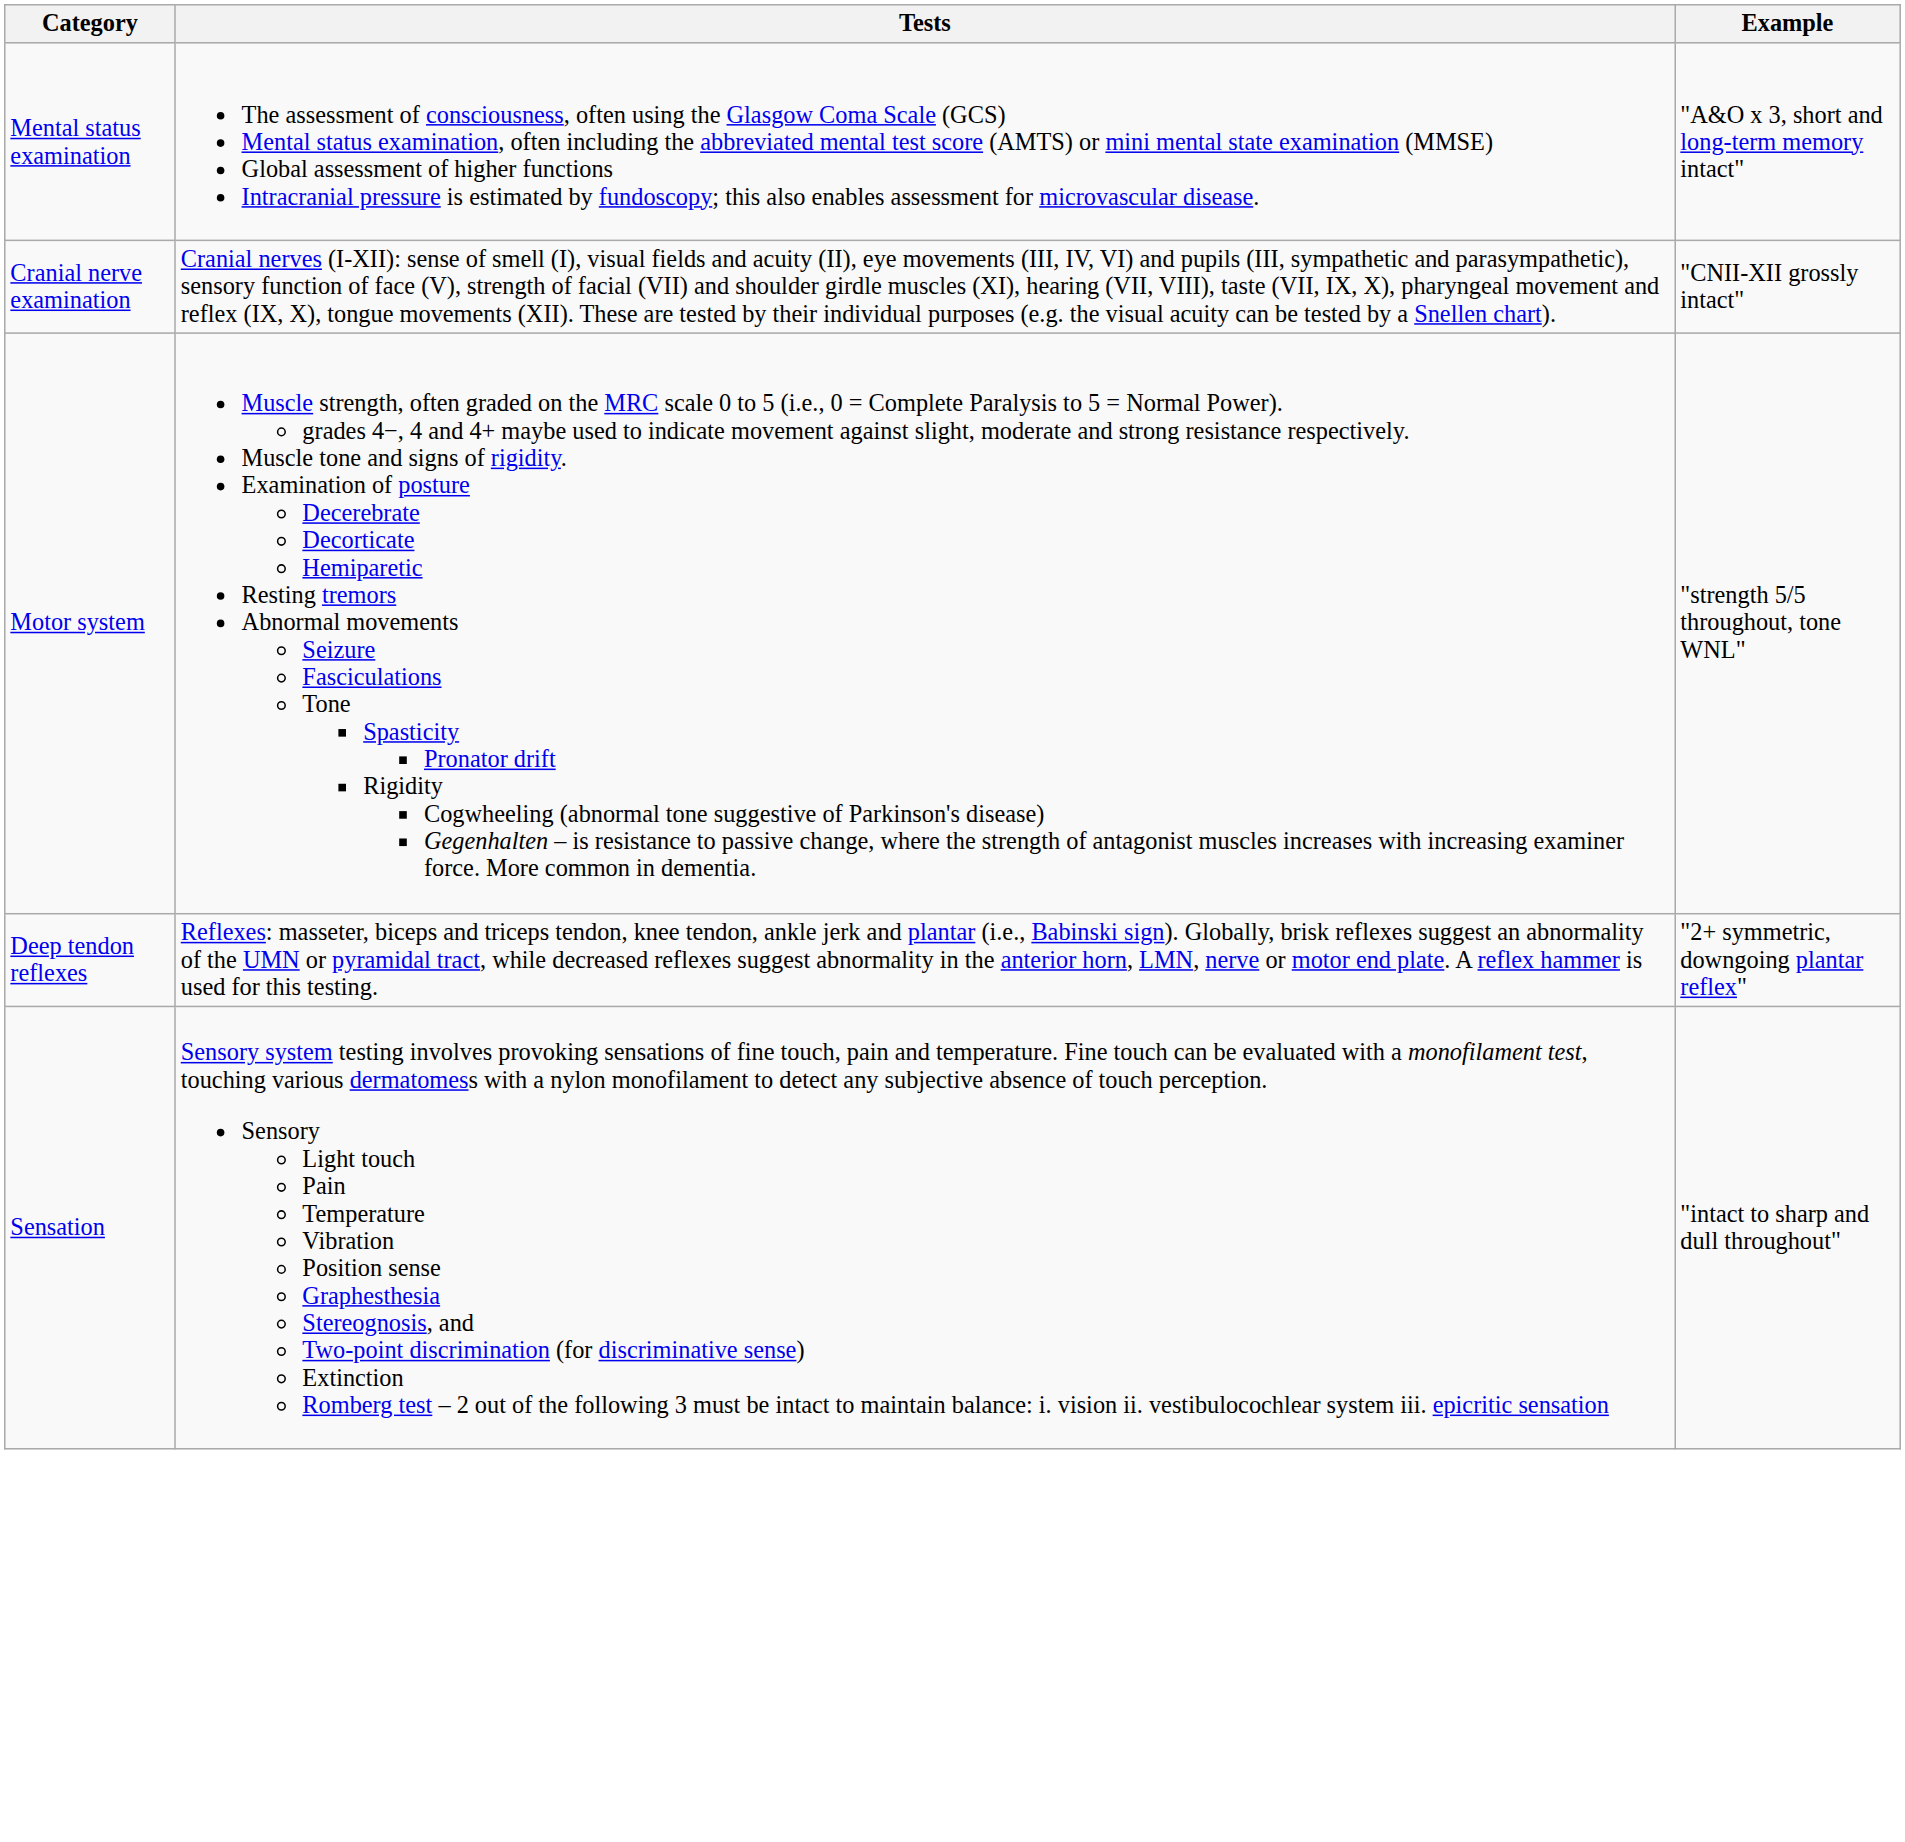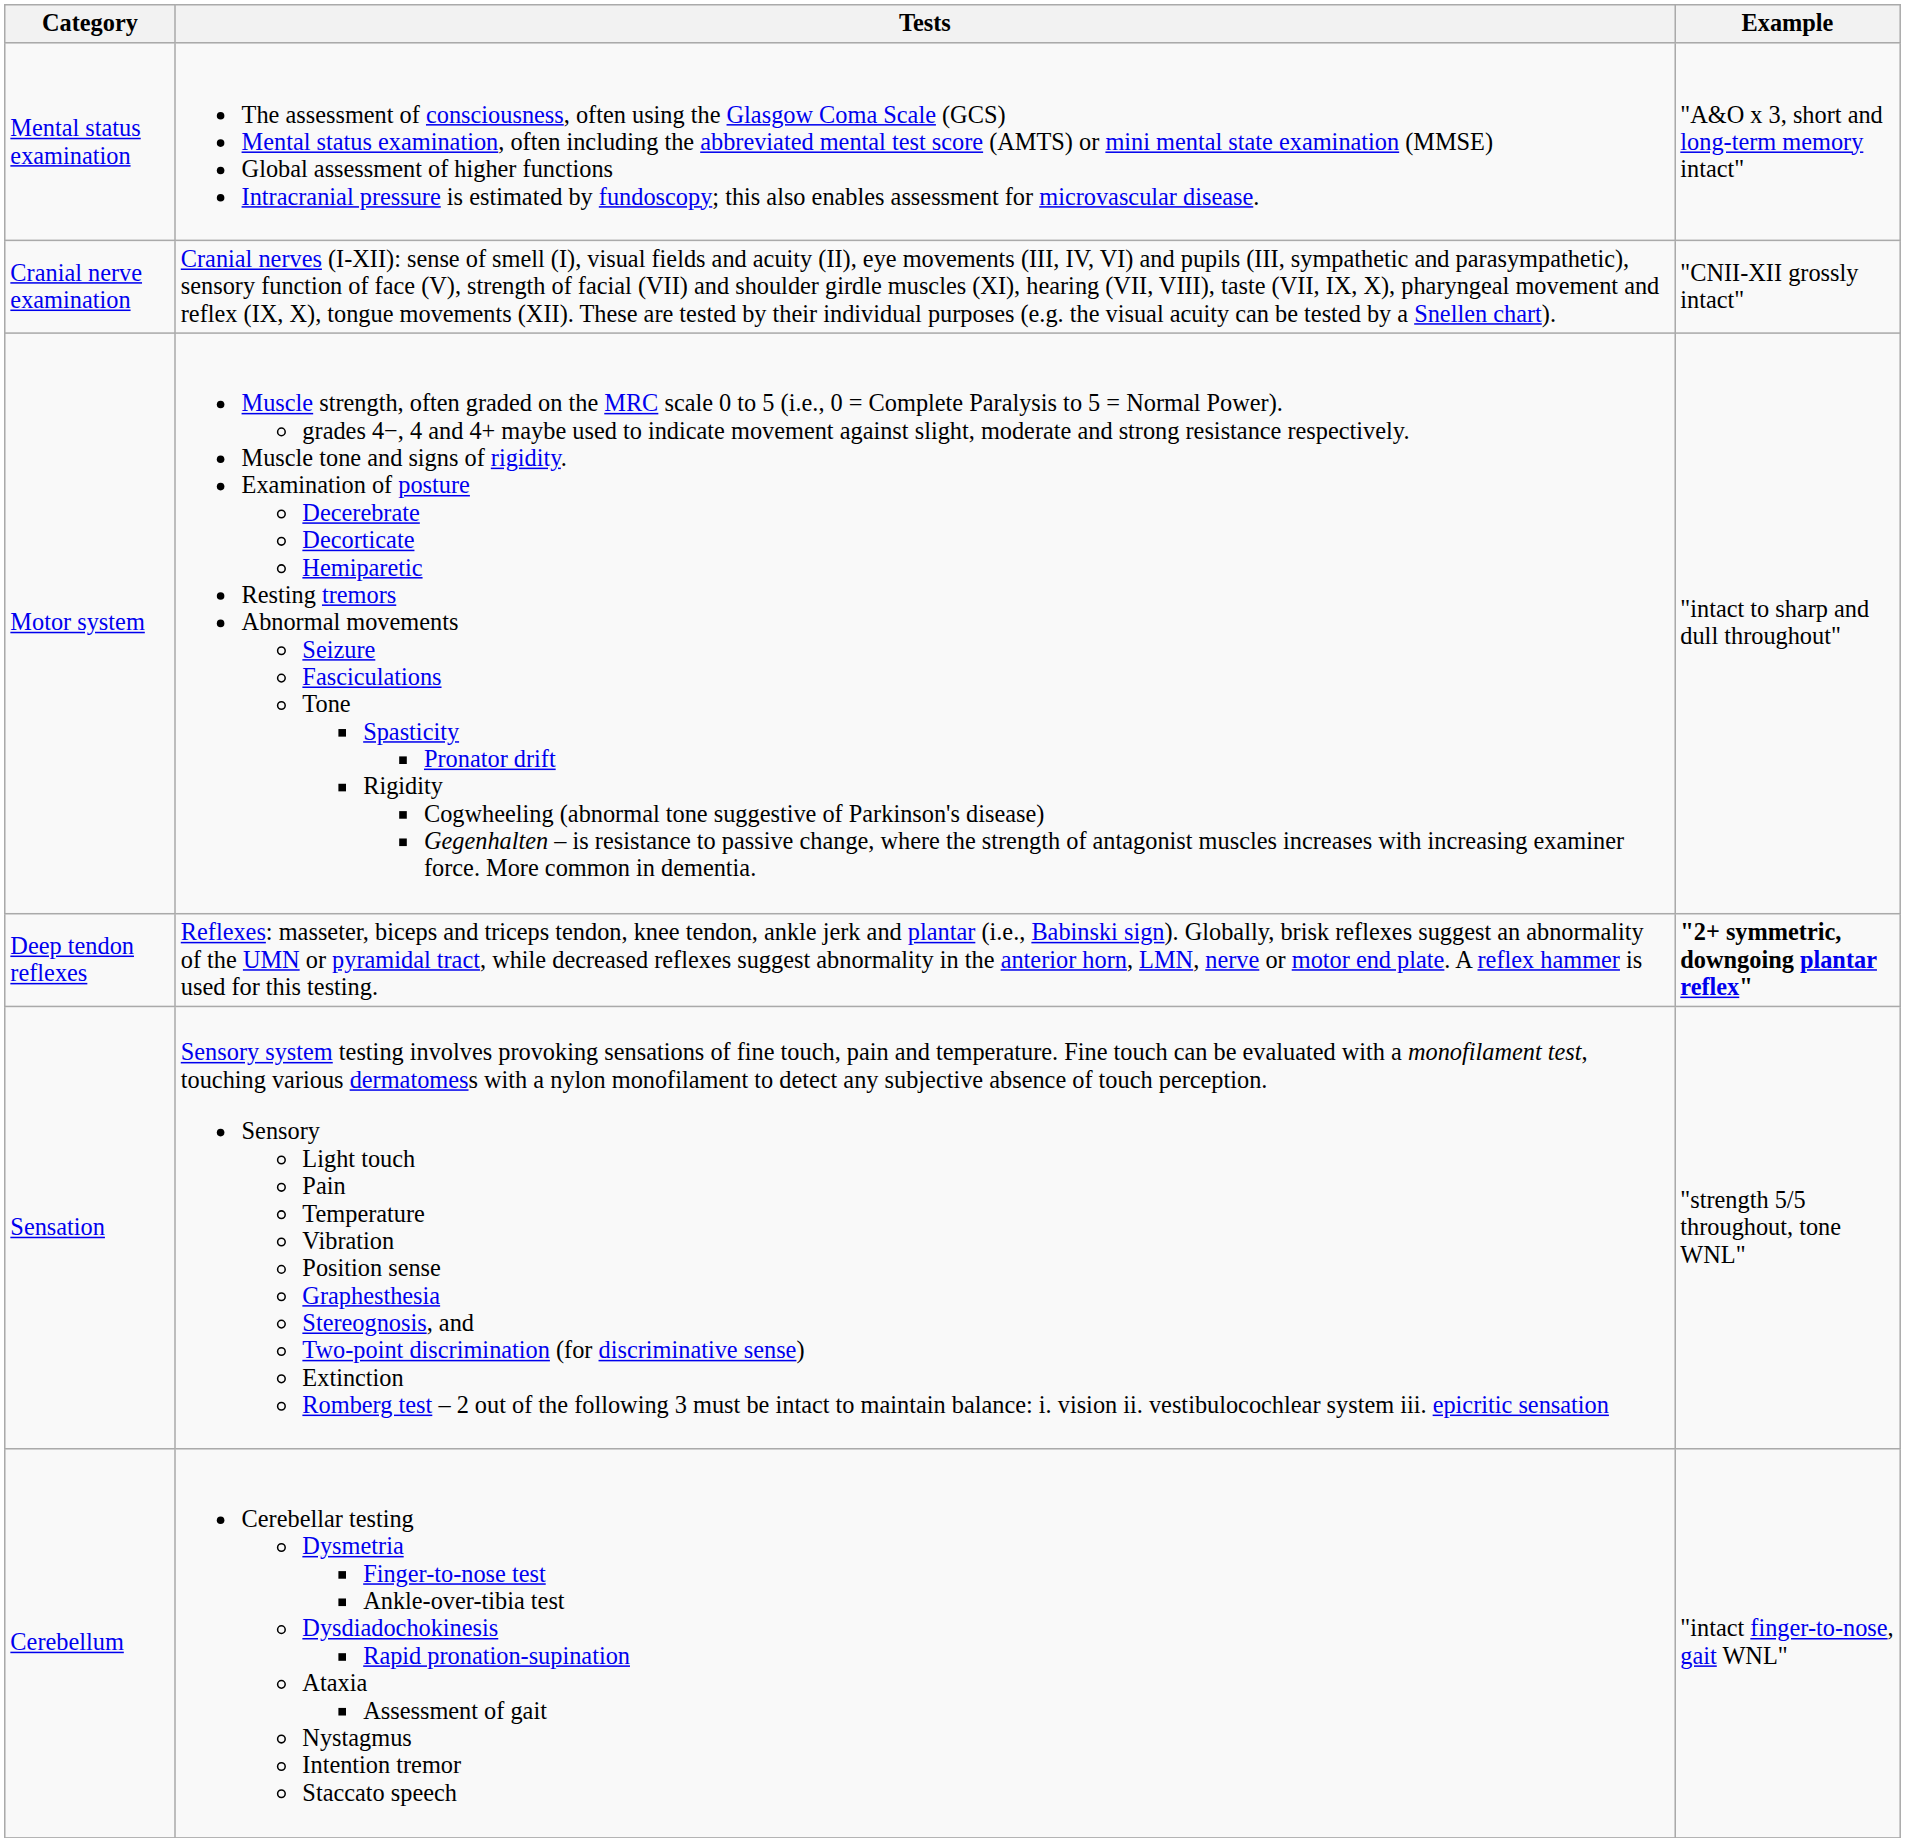(1761, 622) "strength 5/5 throughout, tone WNL" -> (1775, 622) "intact to sharp and dull throughout"
(1772, 959) normal -> (1779, 959) bold
(1775, 1227) "intact to sharp and dull throughout" -> (1761, 1227) "strength 5/5 throughout, tone WNL"
+ row: (67, 1642)
